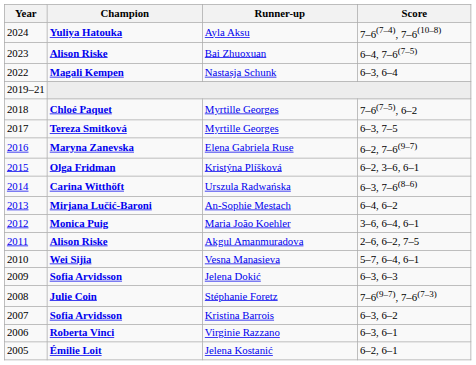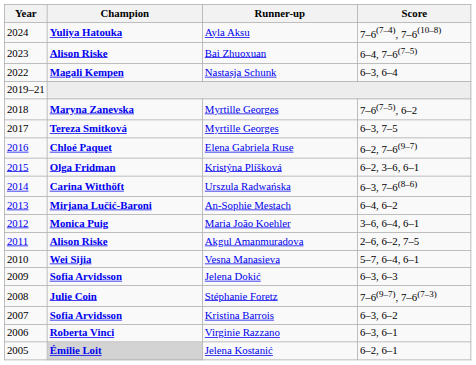(81, 109) Chloé Paquet -> (92, 109) Maryna Zanevska
(92, 148) Maryna Zanevska -> (81, 148) Chloé Paquet
(76, 351) no background -> (76, 351) lightgrey background
